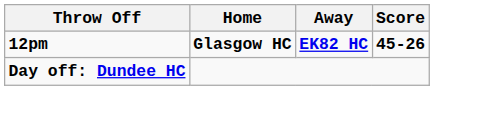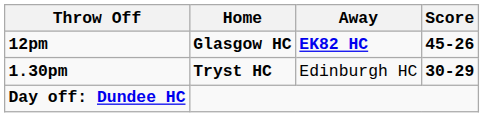+ row: (38, 71)
